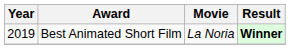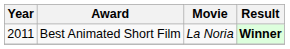(21, 34) 2019 -> (21, 34) 2011
